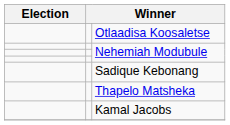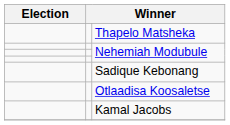rows swapped: (45, 33) <-> (45, 91)
